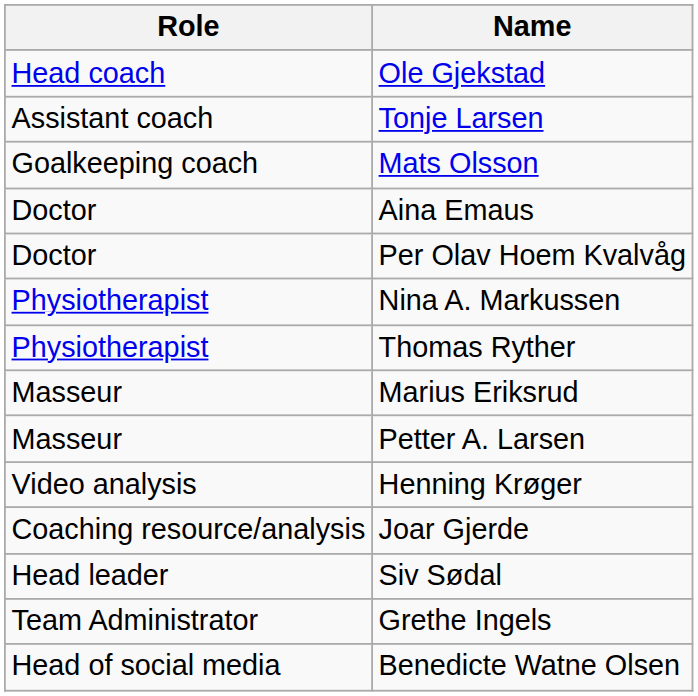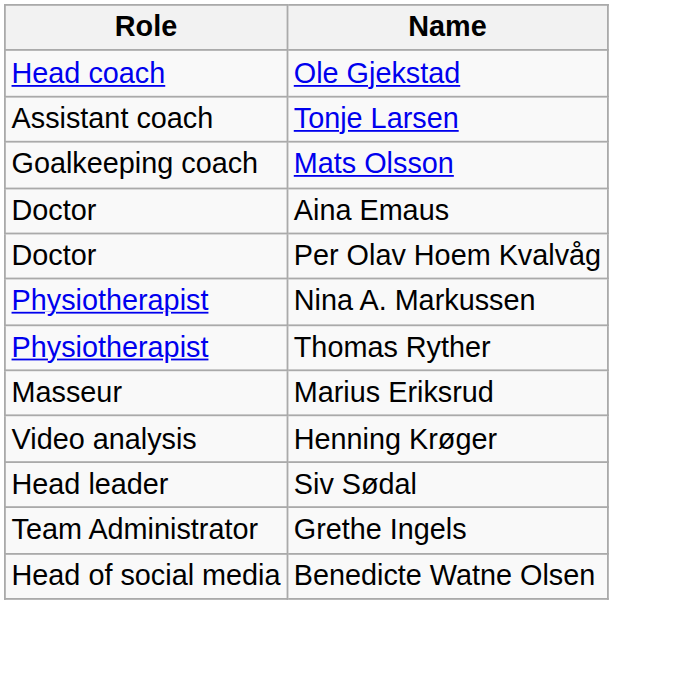- row: (482, 438)
- row: (454, 529)
